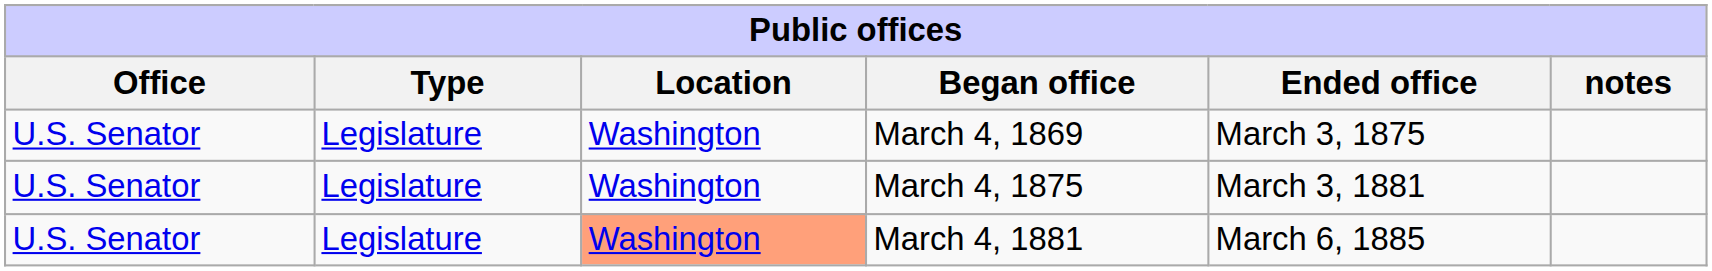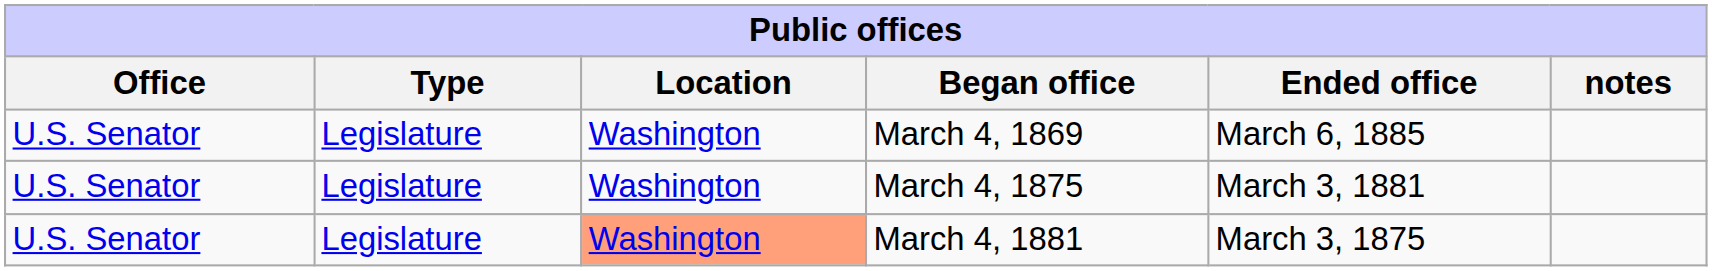(1320, 134) March 3, 1875 -> (1320, 134) March 6, 1885
(1320, 238) March 6, 1885 -> (1320, 238) March 3, 1875
